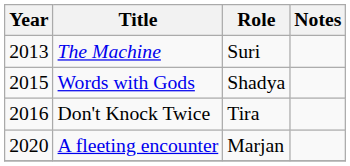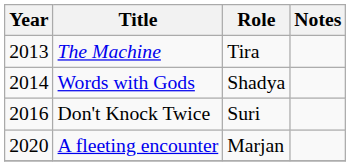(244, 51) Suri -> (243, 51) Tira
(29, 82) 2015 -> (29, 82) 2014
(243, 113) Tira -> (244, 113) Suri
